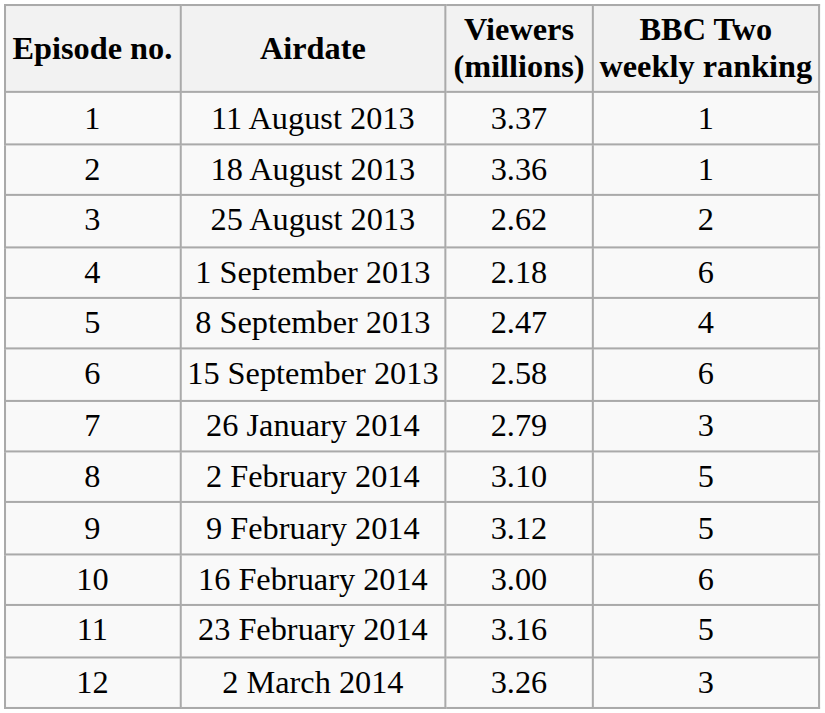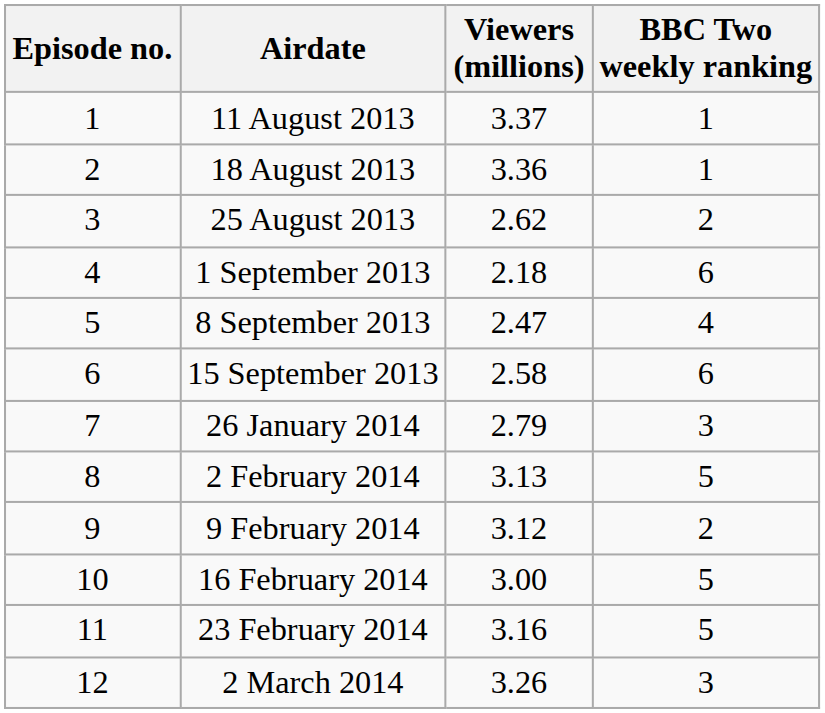(519, 476) 3.10 -> (519, 476) 3.13
(706, 527) 5 -> (706, 527) 2
(706, 579) 6 -> (706, 579) 5
